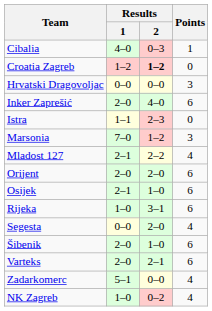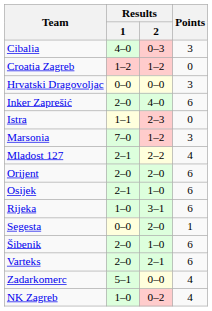(190, 48) 1 -> (190, 48) 3
(156, 66) bold -> (156, 66) normal
(190, 226) 4 -> (190, 226) 1
